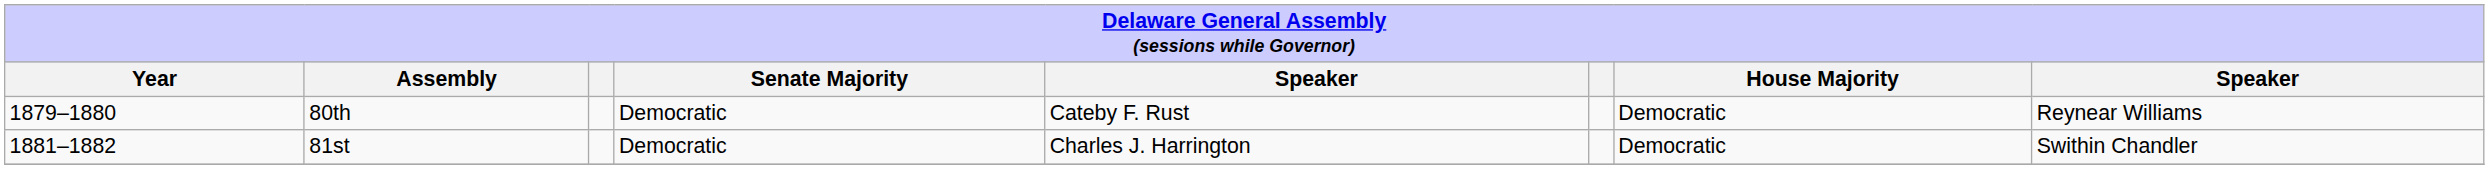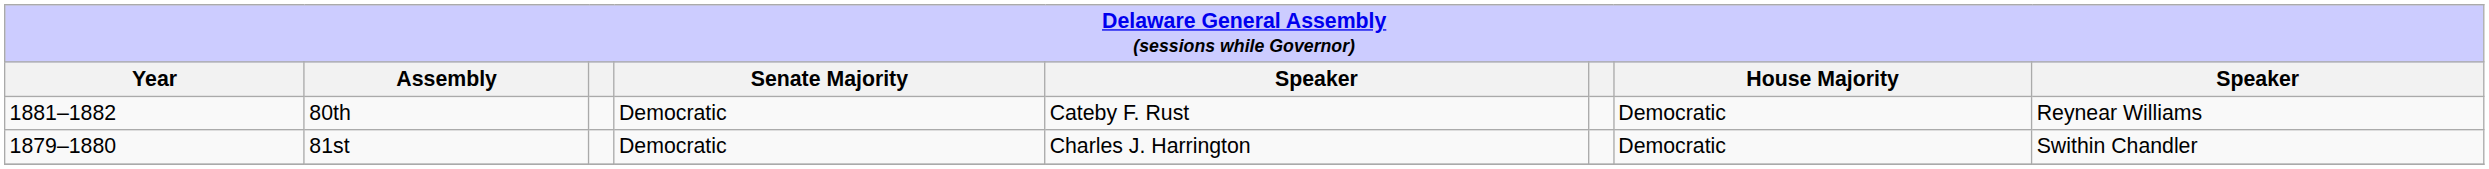(63, 112) 1879–1880 -> (63, 112) 1881–1882
(63, 146) 1881–1882 -> (63, 146) 1879–1880
